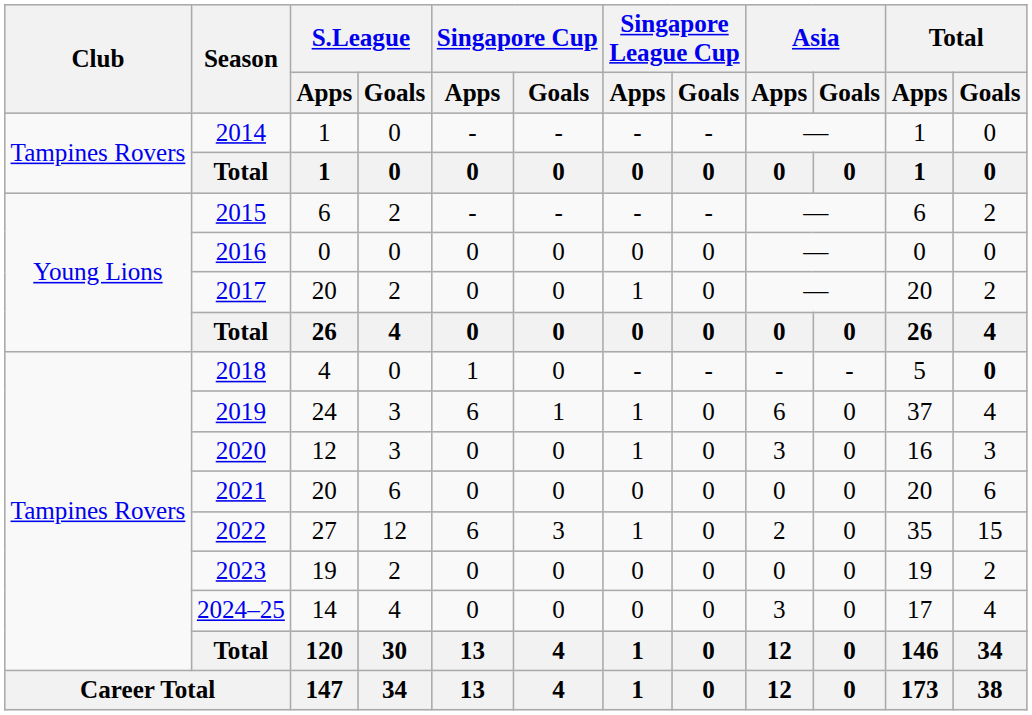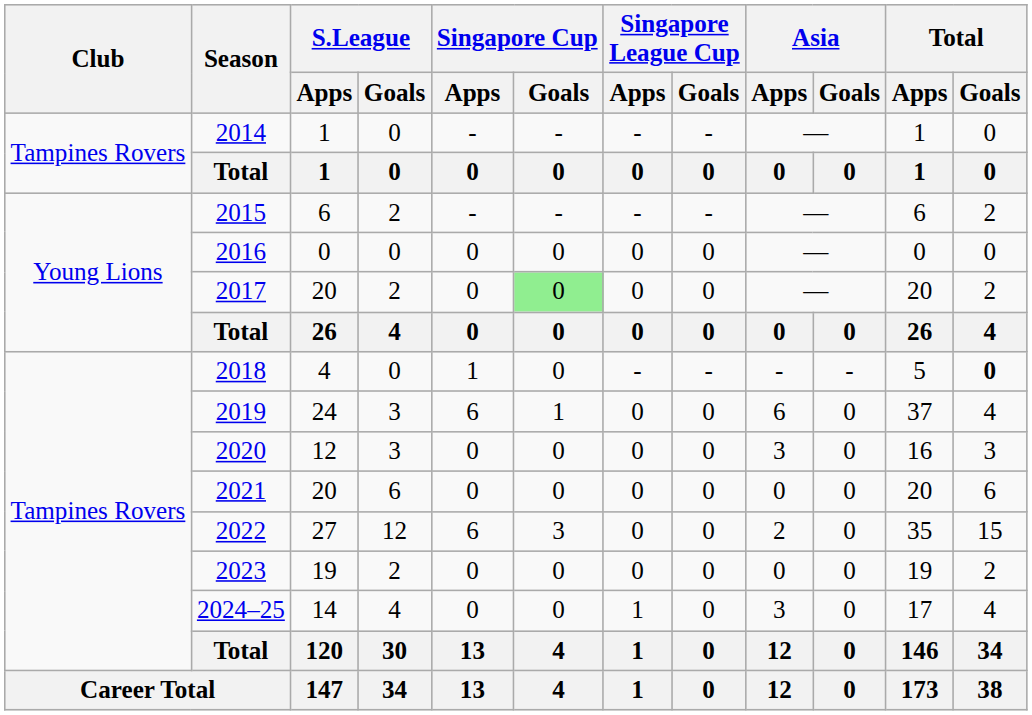(559, 291) no background -> (559, 291) lightgreen background
(638, 291) 1 -> (638, 291) 0
(638, 411) 1 -> (638, 411) 0
(638, 451) 1 -> (638, 451) 0
(638, 530) 1 -> (638, 530) 0
(638, 610) 0 -> (638, 610) 1
